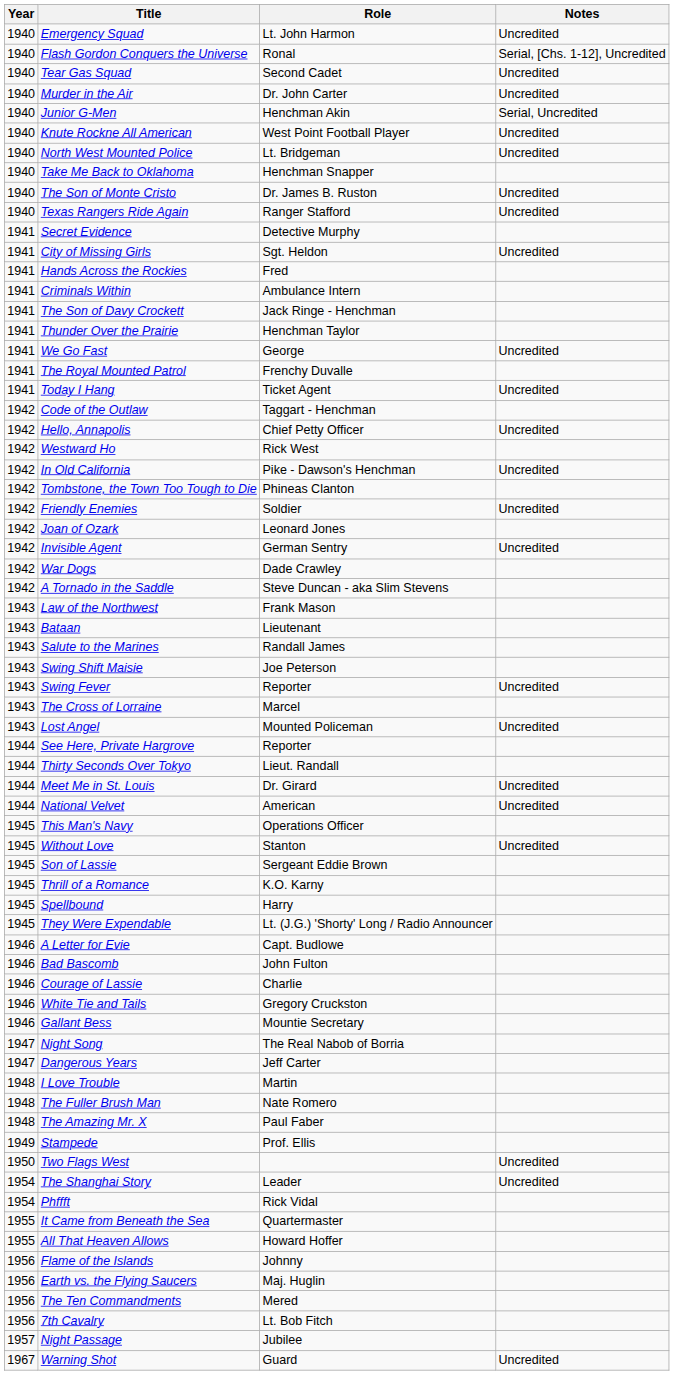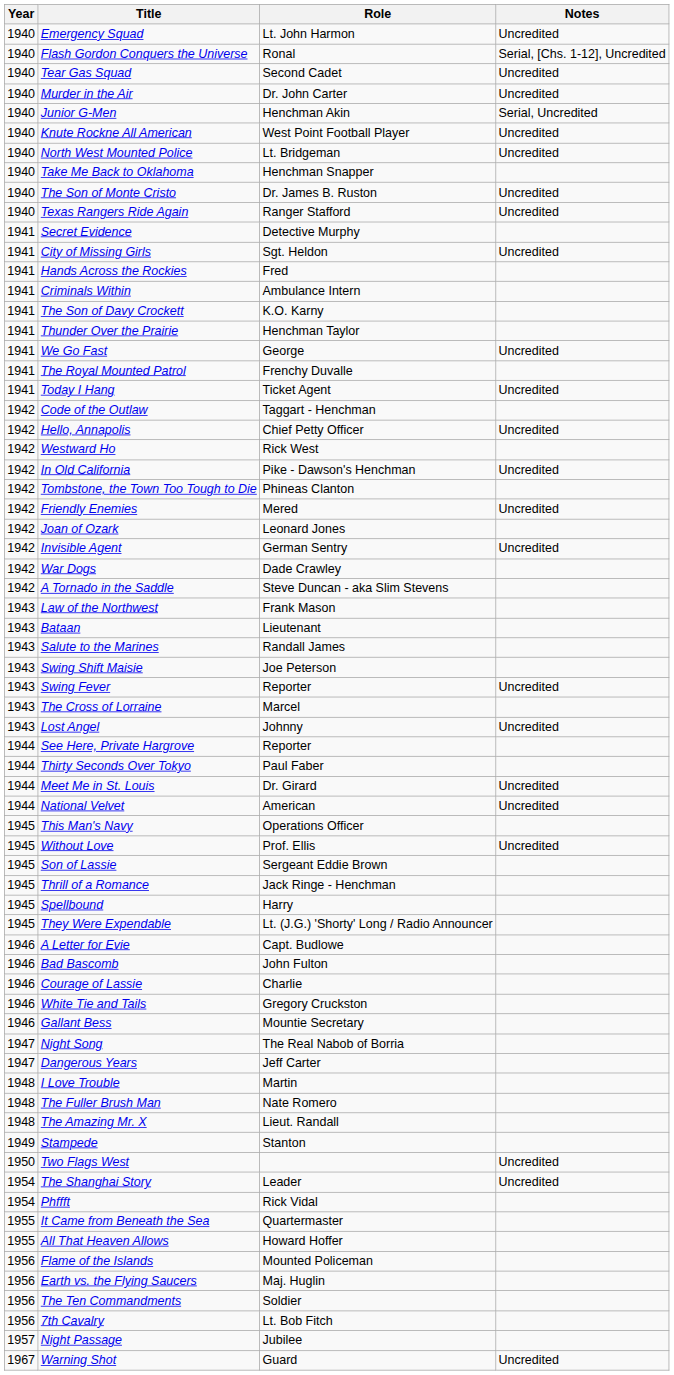(329, 311) Jack Ringe - Henchman -> (293, 311) K.O. Karny
(282, 509) Soldier -> (280, 509) Mered
(318, 726) Mounted Policeman -> (283, 726) Johnny
(301, 766) Lieut. Randall -> (293, 766) Paul Faber
(284, 845) Stanton -> (289, 845) Prof. Ellis
(293, 885) K.O. Karny -> (329, 885) Jack Ringe - Henchman
(293, 1122) Paul Faber -> (301, 1122) Lieut. Randall
(289, 1142) Prof. Ellis -> (284, 1142) Stanton
(283, 1261) Johnny -> (318, 1261) Mounted Policeman
(280, 1300) Mered -> (282, 1300) Soldier
